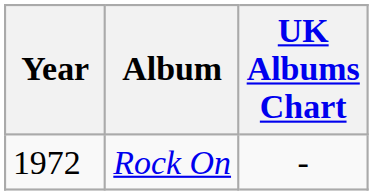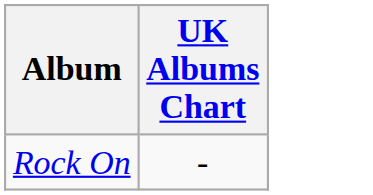- column: (55, 69)
